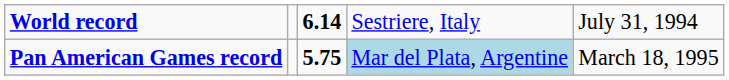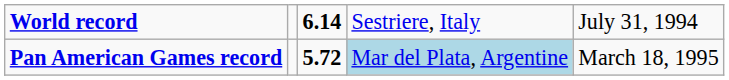(322, 57) 5.75 -> (322, 57) 5.72
